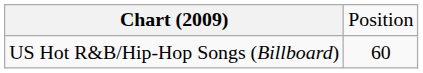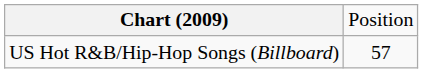(381, 51) 60 -> (381, 51) 57
